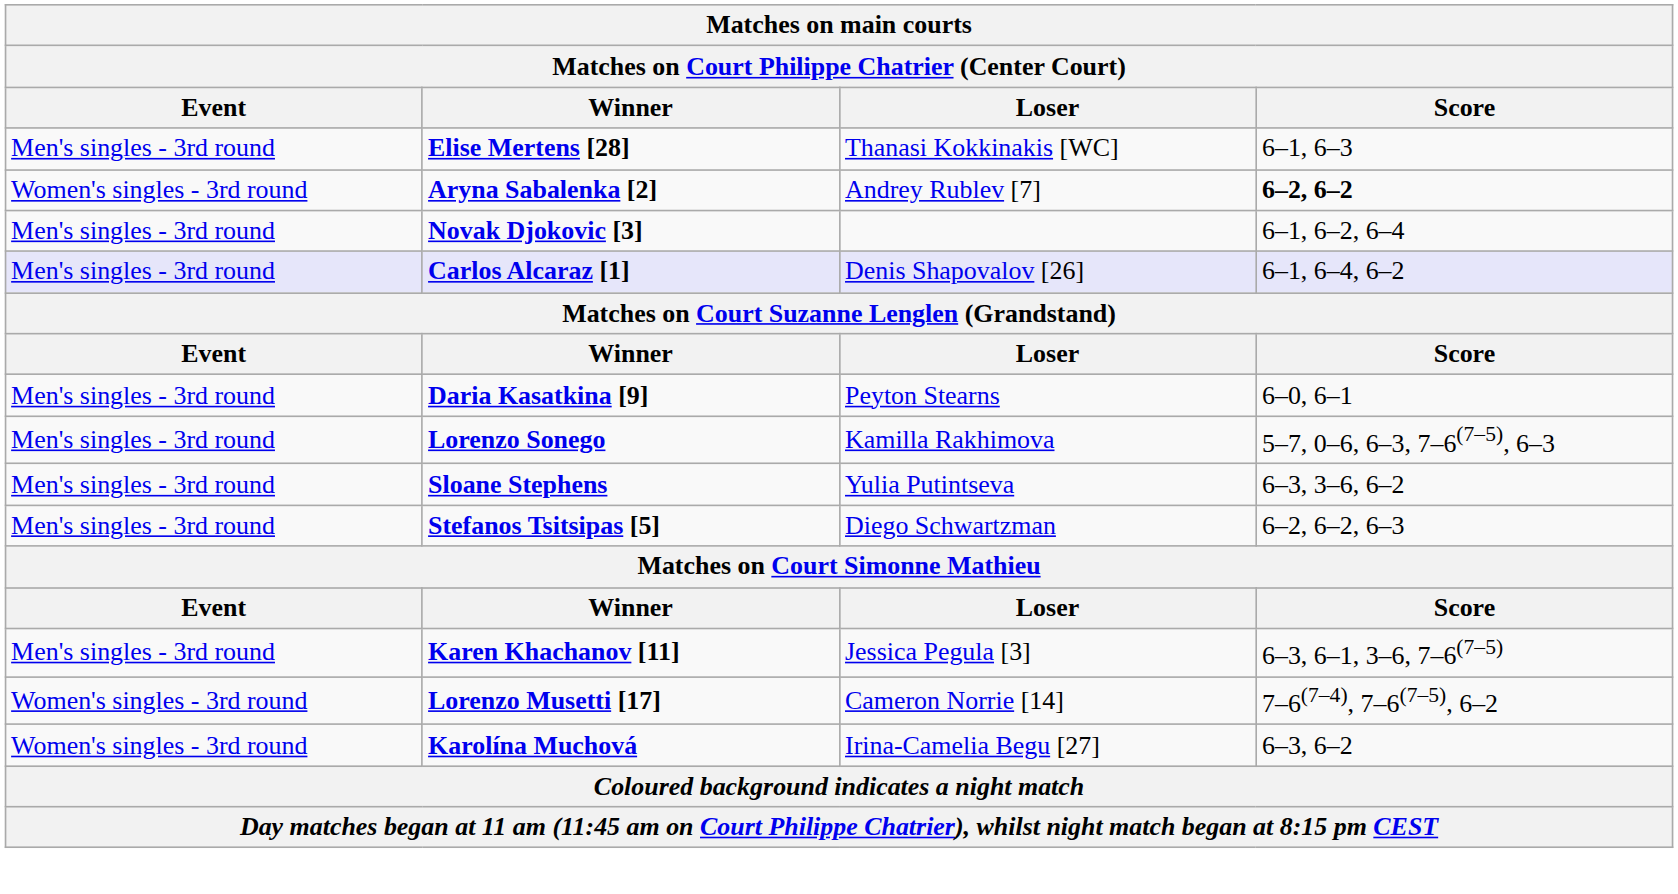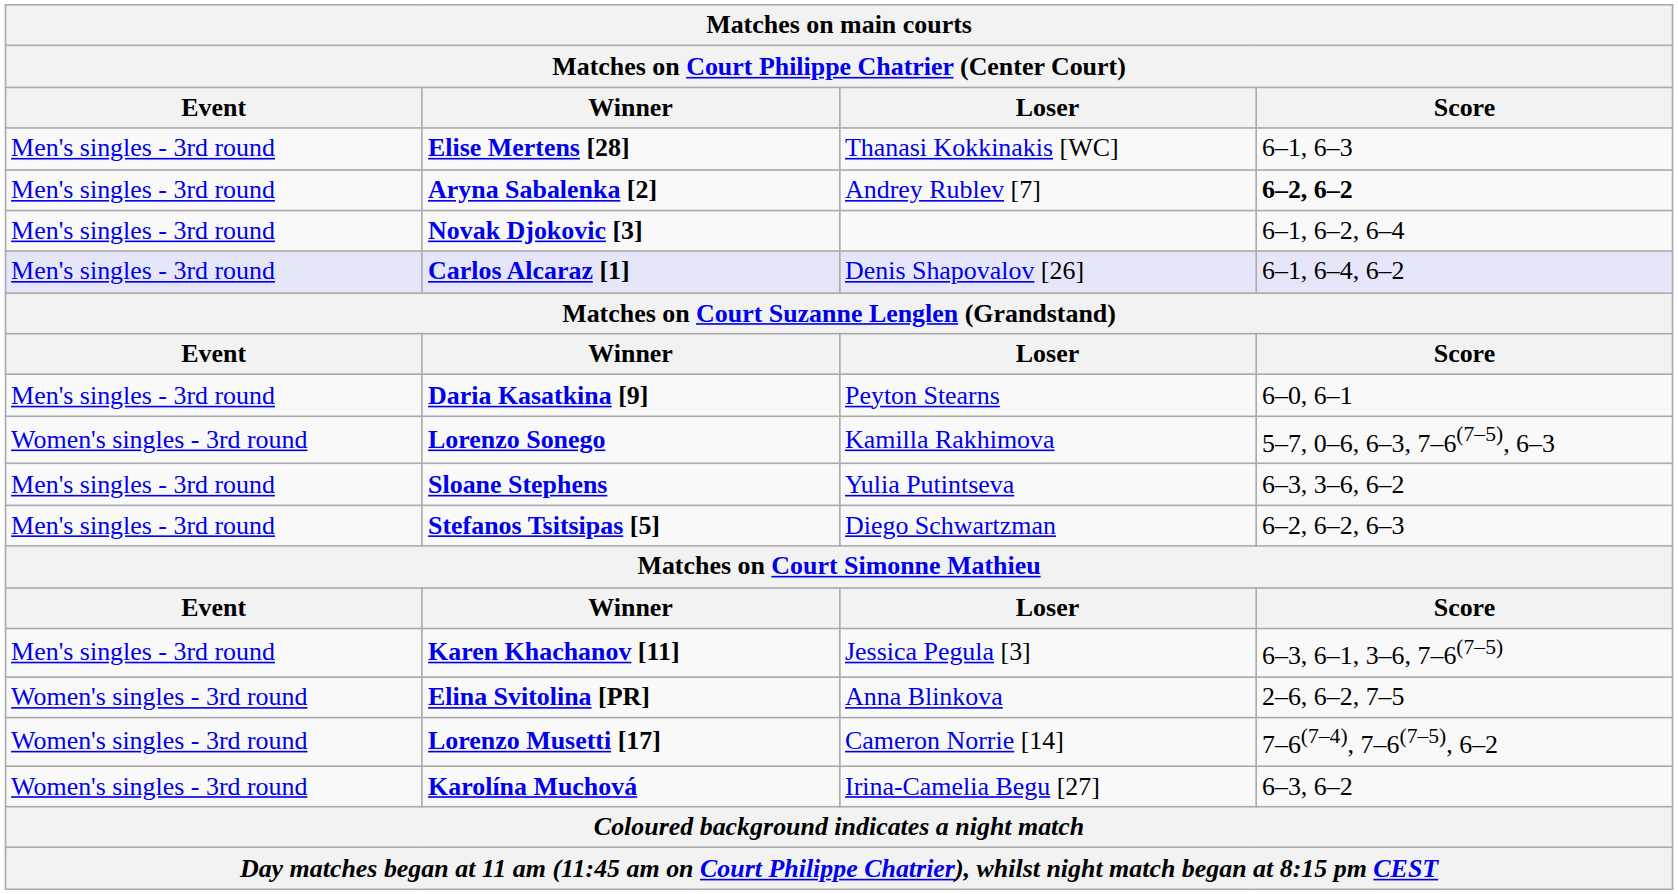(159, 189) Women's singles - 3rd round -> (143, 189) Men's singles - 3rd round
(143, 439) Men's singles - 3rd round -> (159, 439) Women's singles - 3rd round
+ row: (539, 696)
